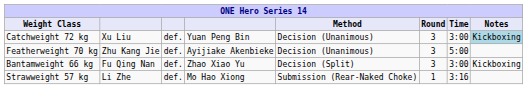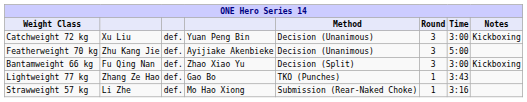(497, 38) lightblue background -> (497, 38) no background
+ row: (47, 77)
